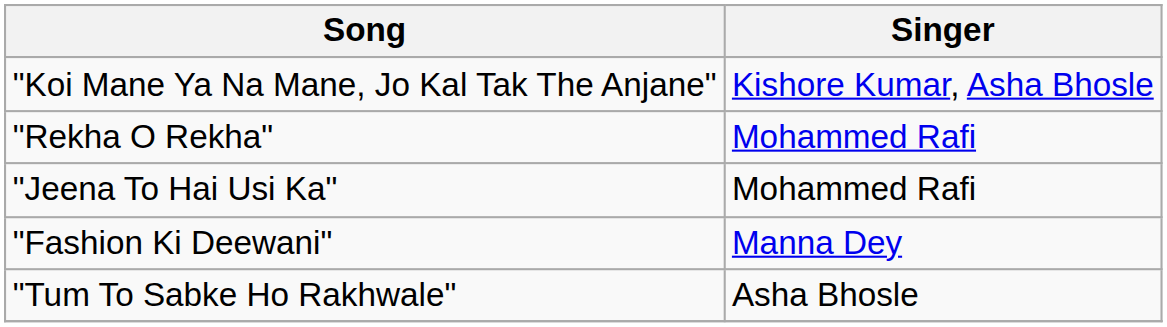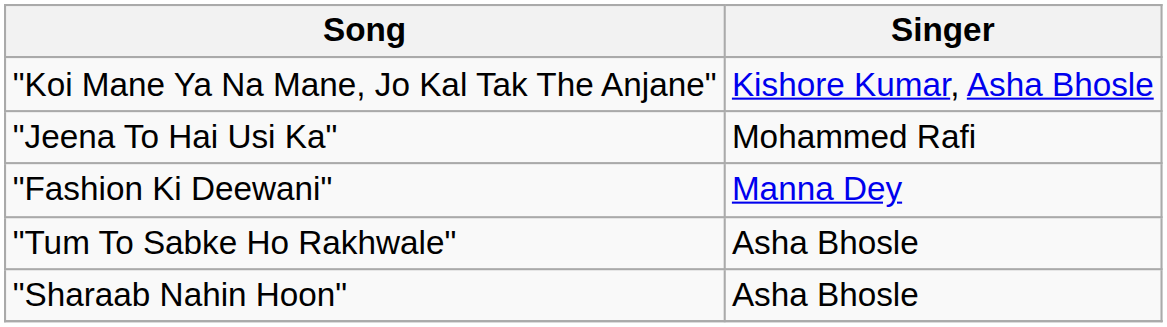- row: (143, 136)
+ row: (180, 294)
